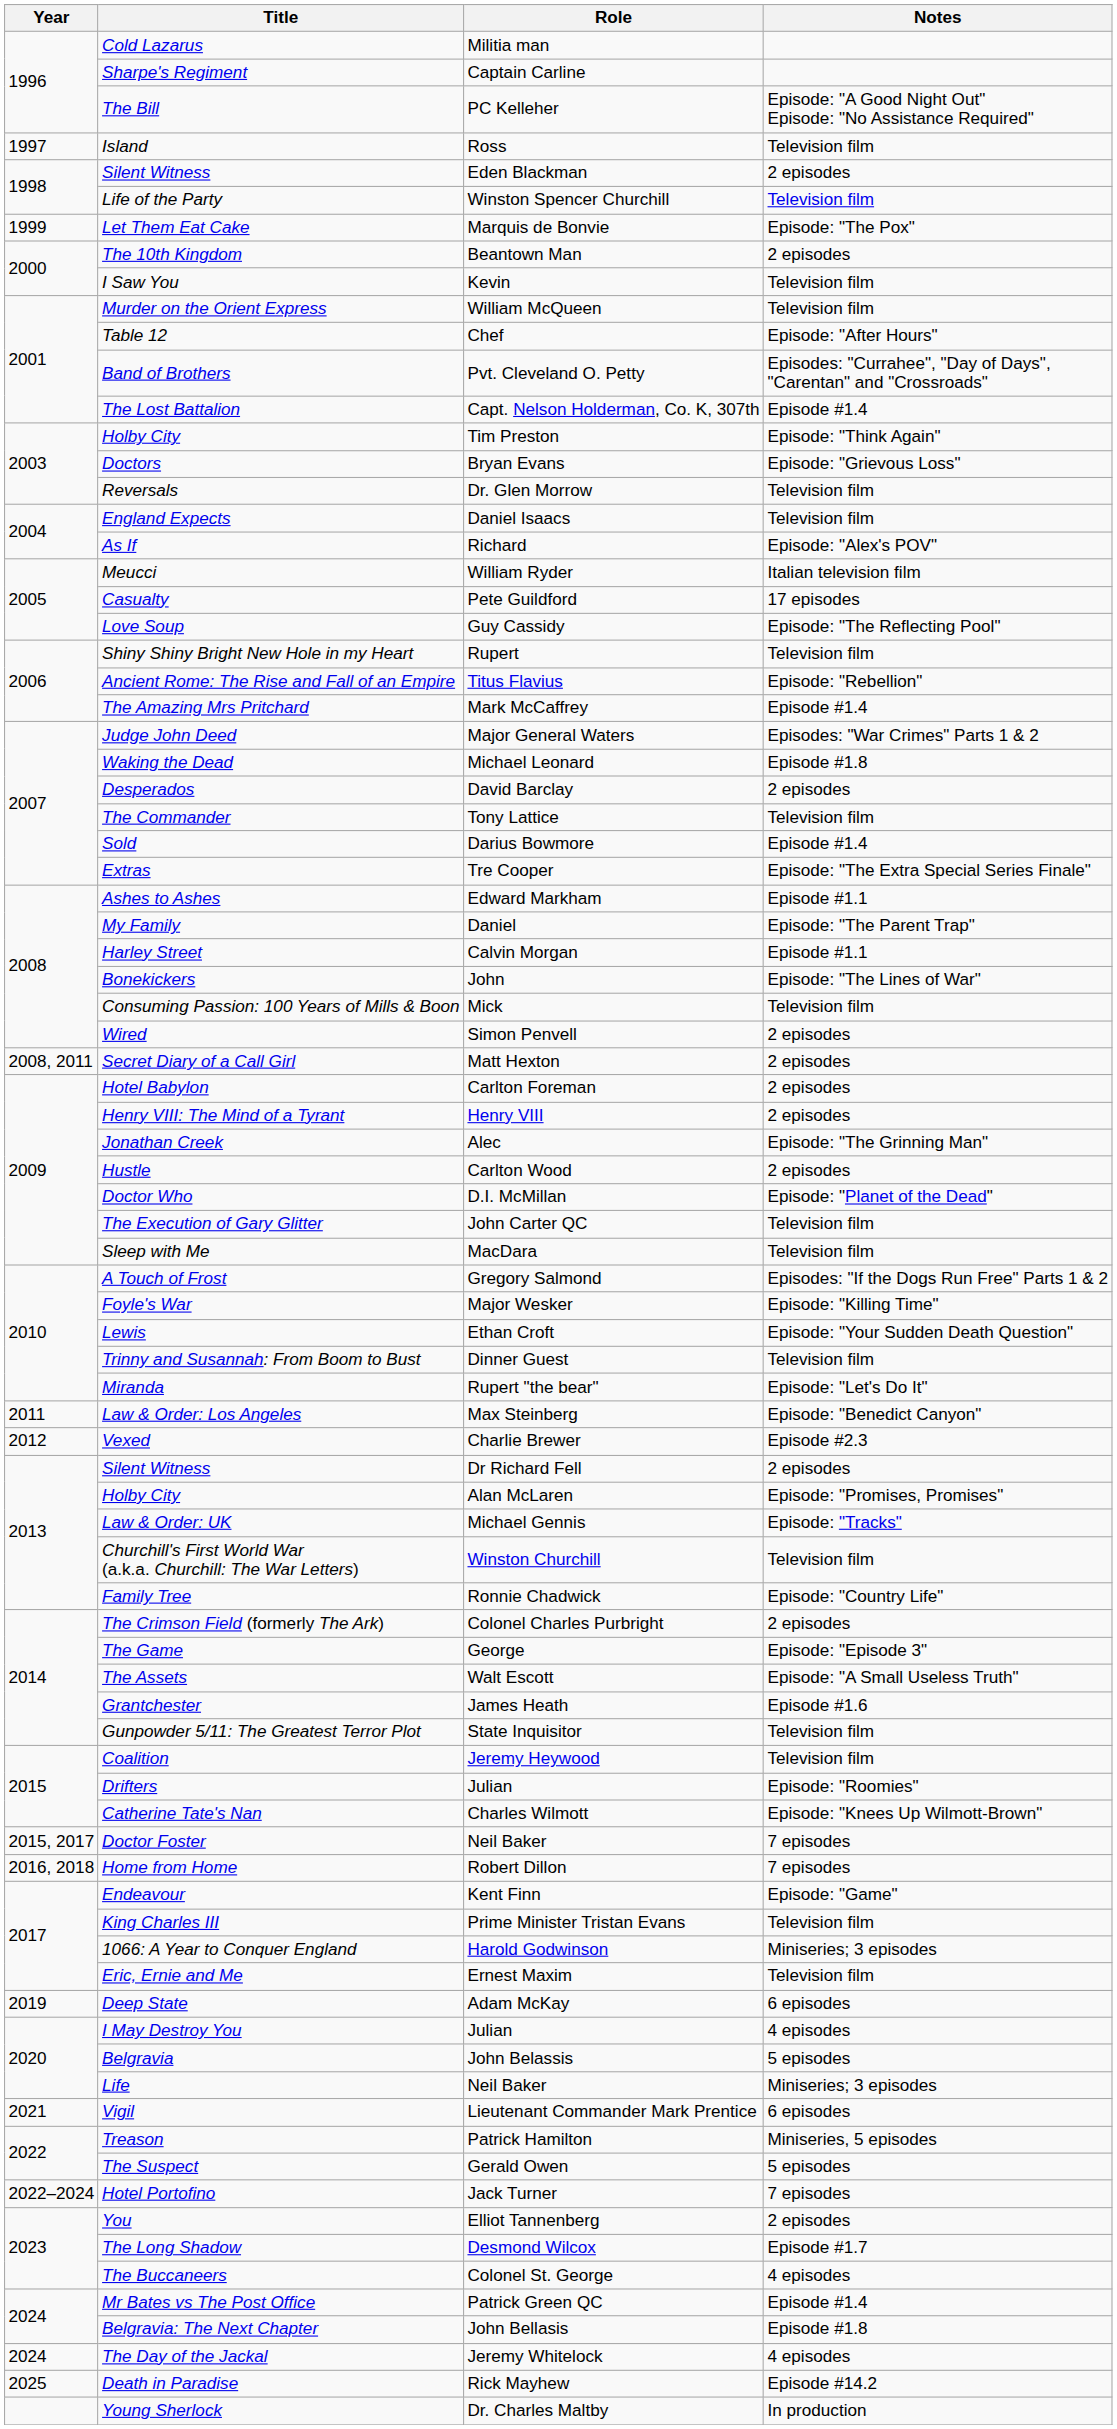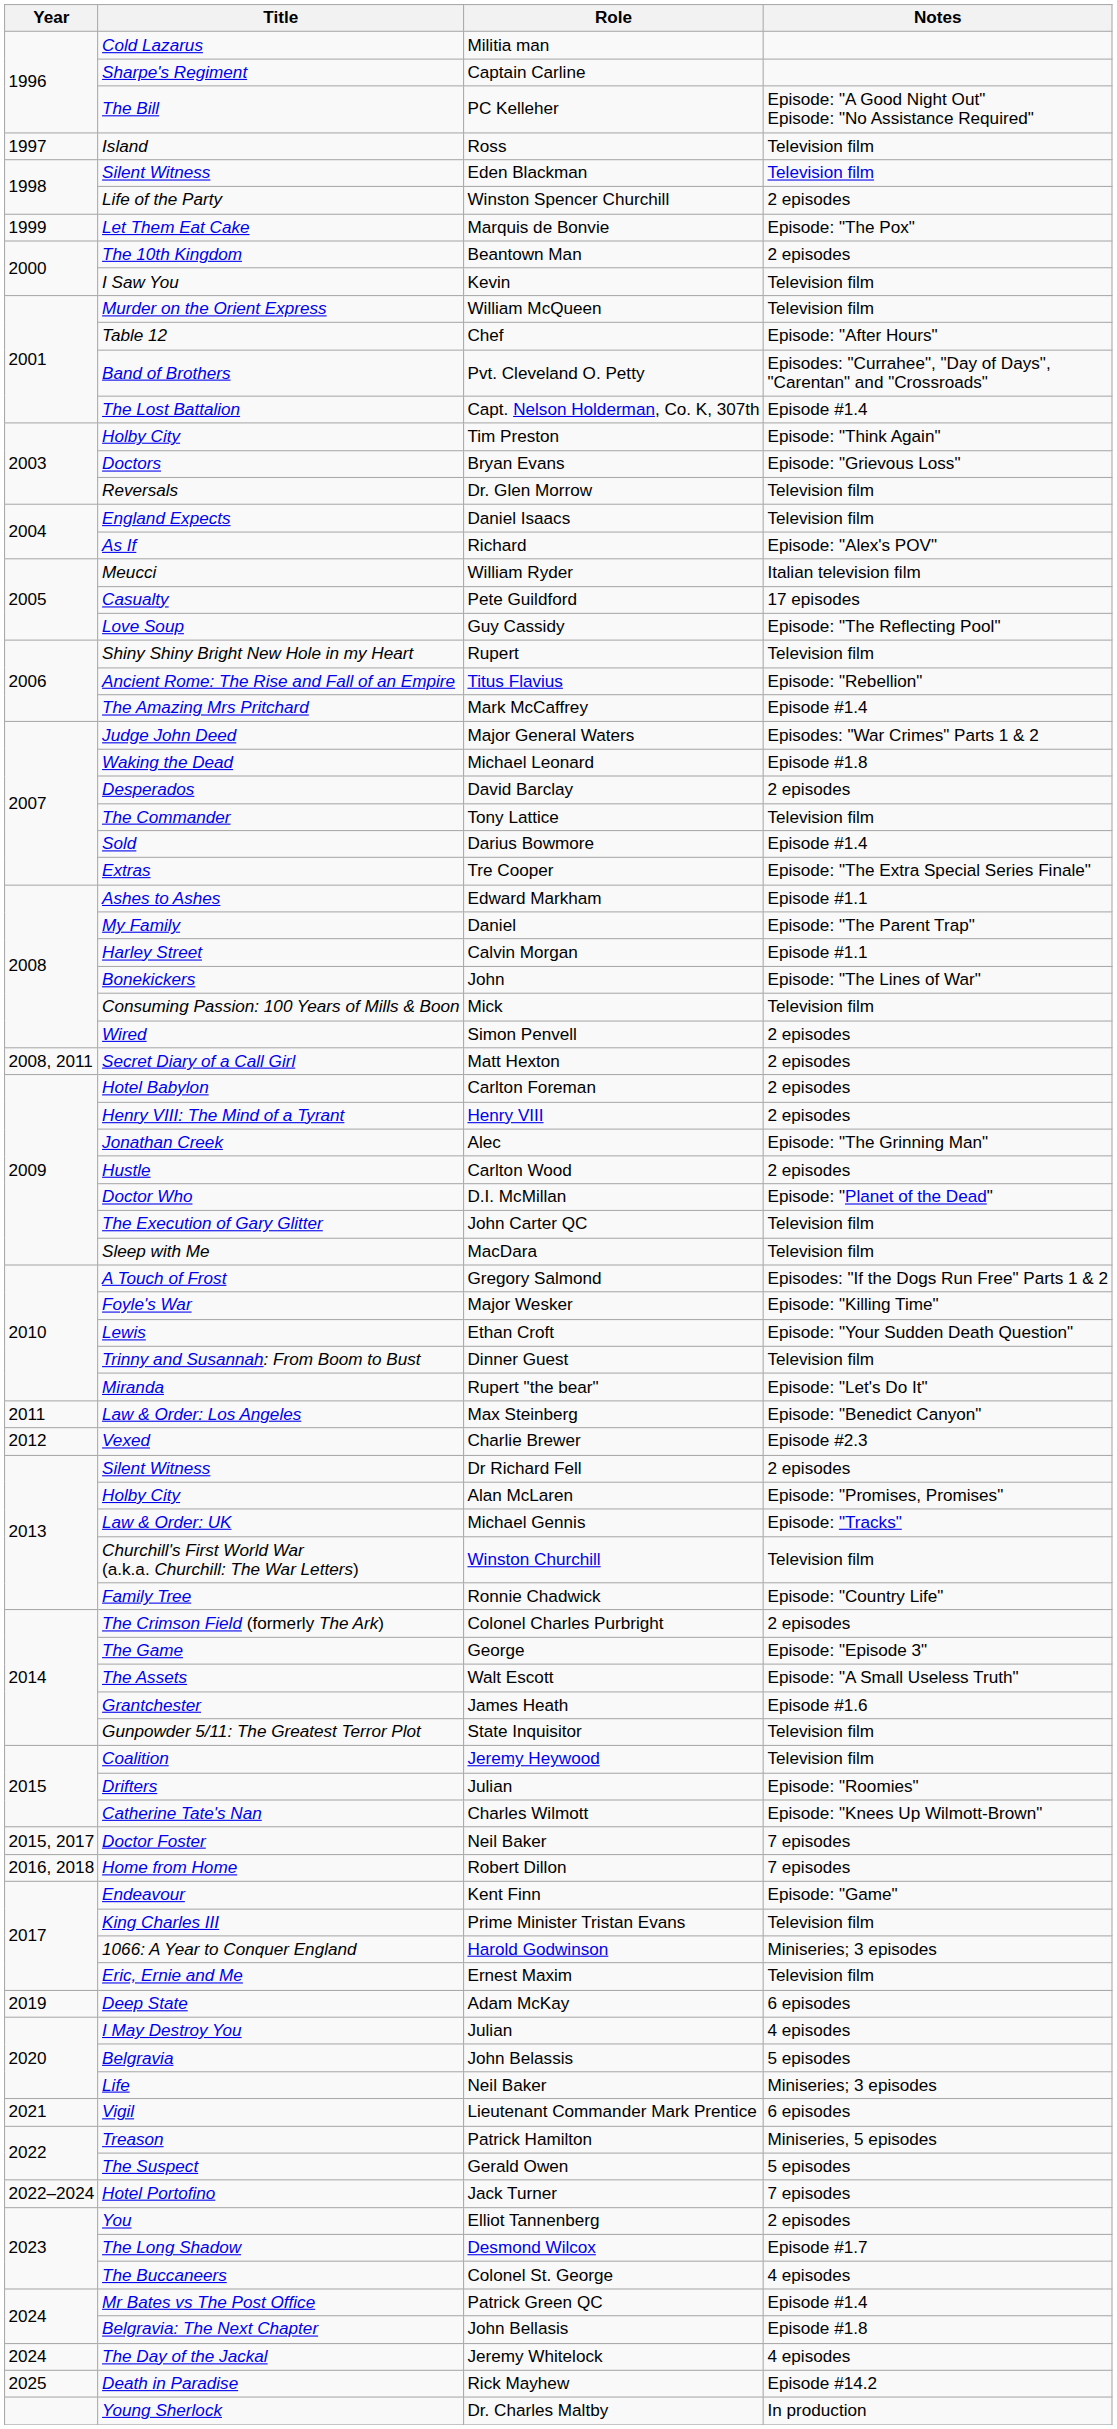(809, 173) 2 episodes -> (821, 173) Television film
(821, 200) Television film -> (809, 200) 2 episodes
